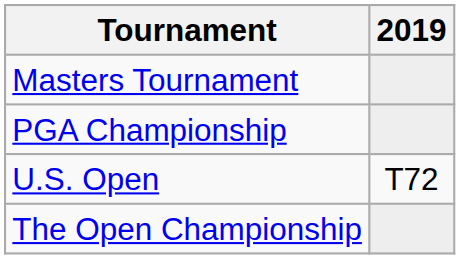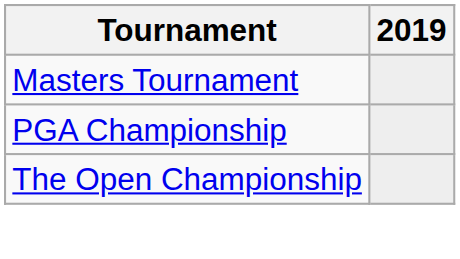- row: (86, 180)
